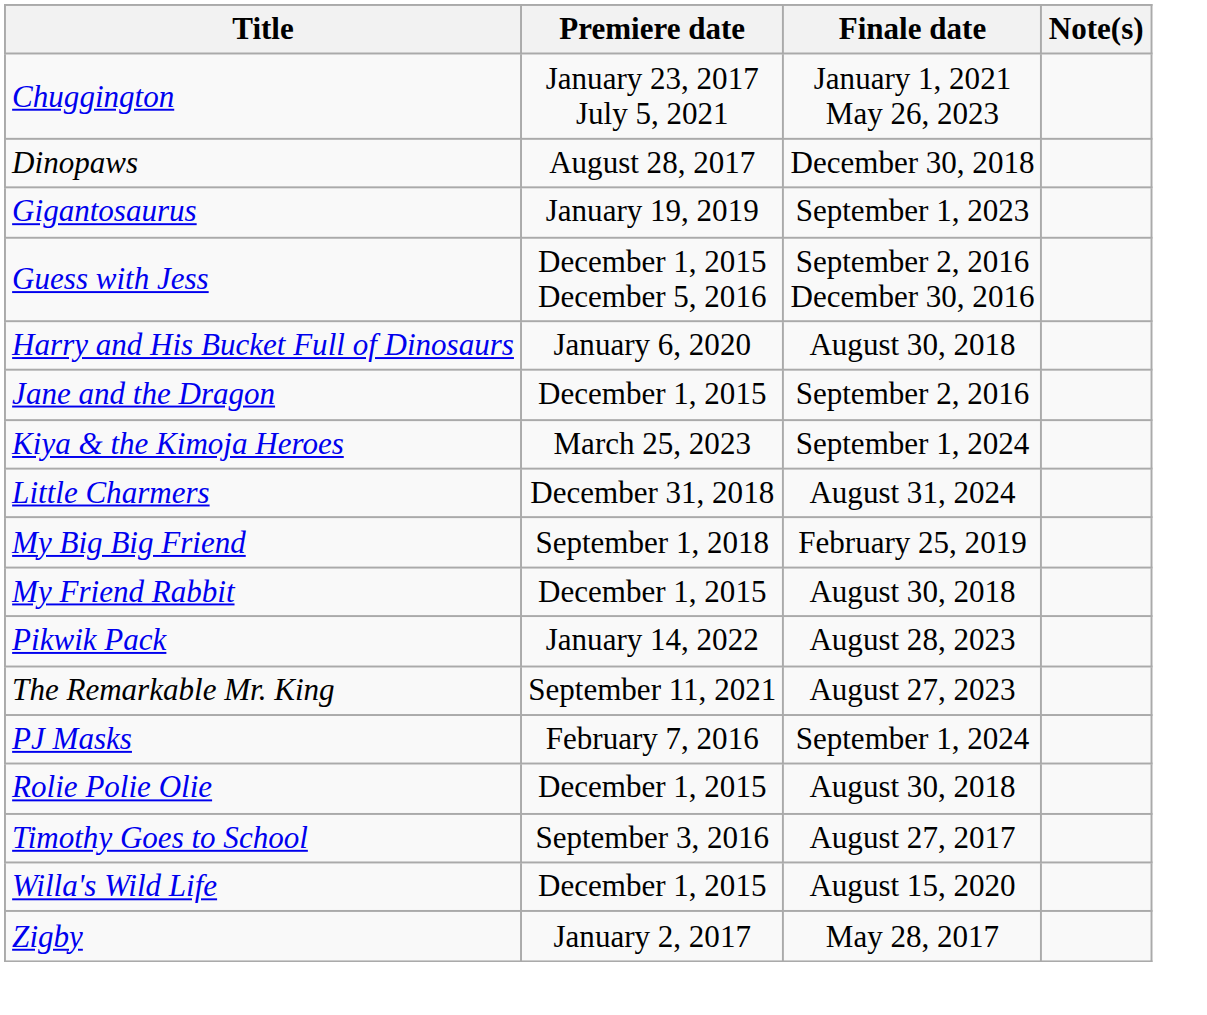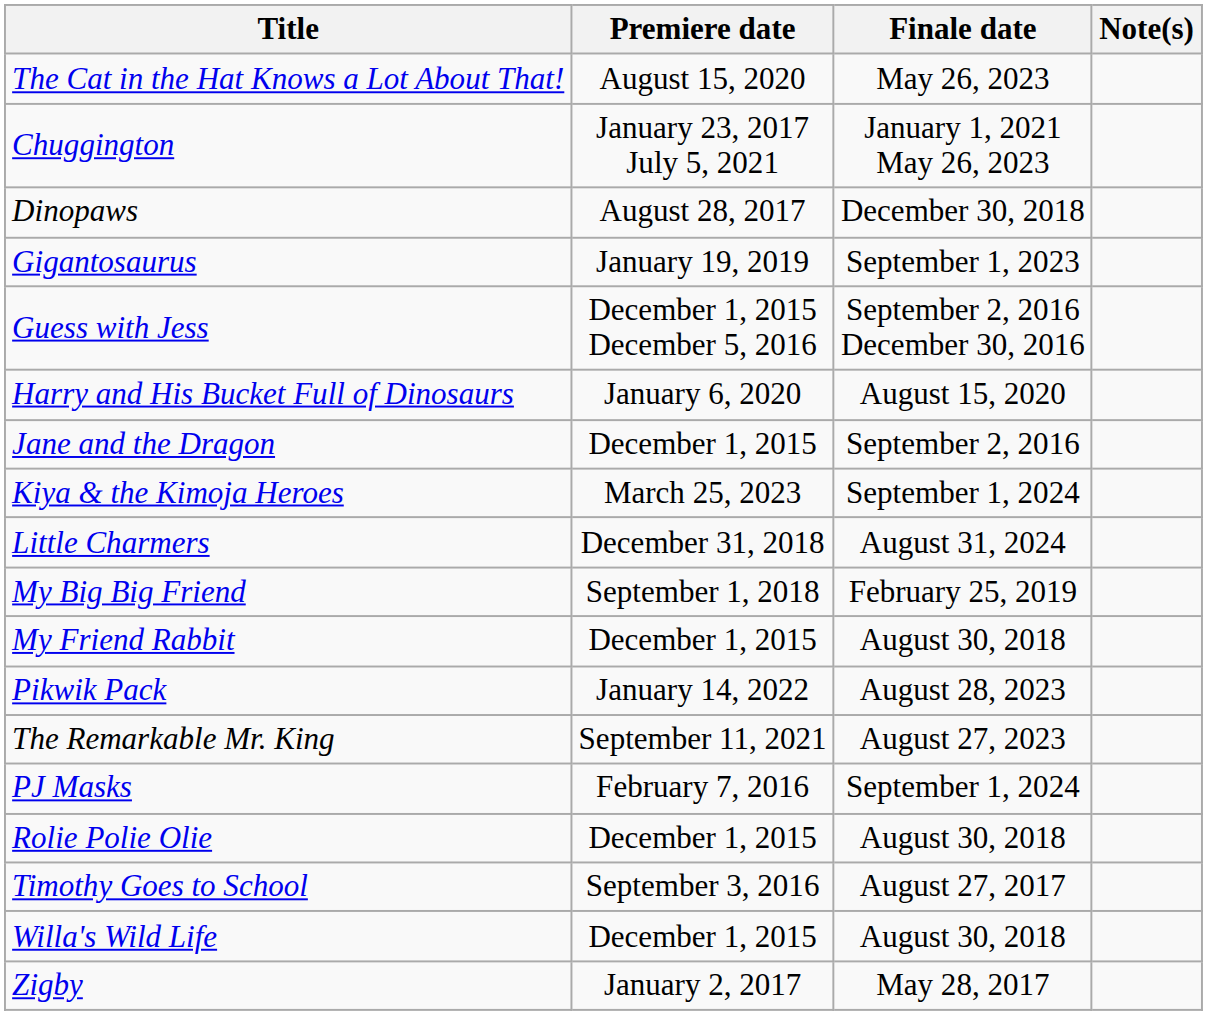+ row: (288, 78)
(912, 345) August 30, 2018 -> (963, 394) August 15, 2020
(912, 886) August 15, 2020 -> (963, 935) August 30, 2018
